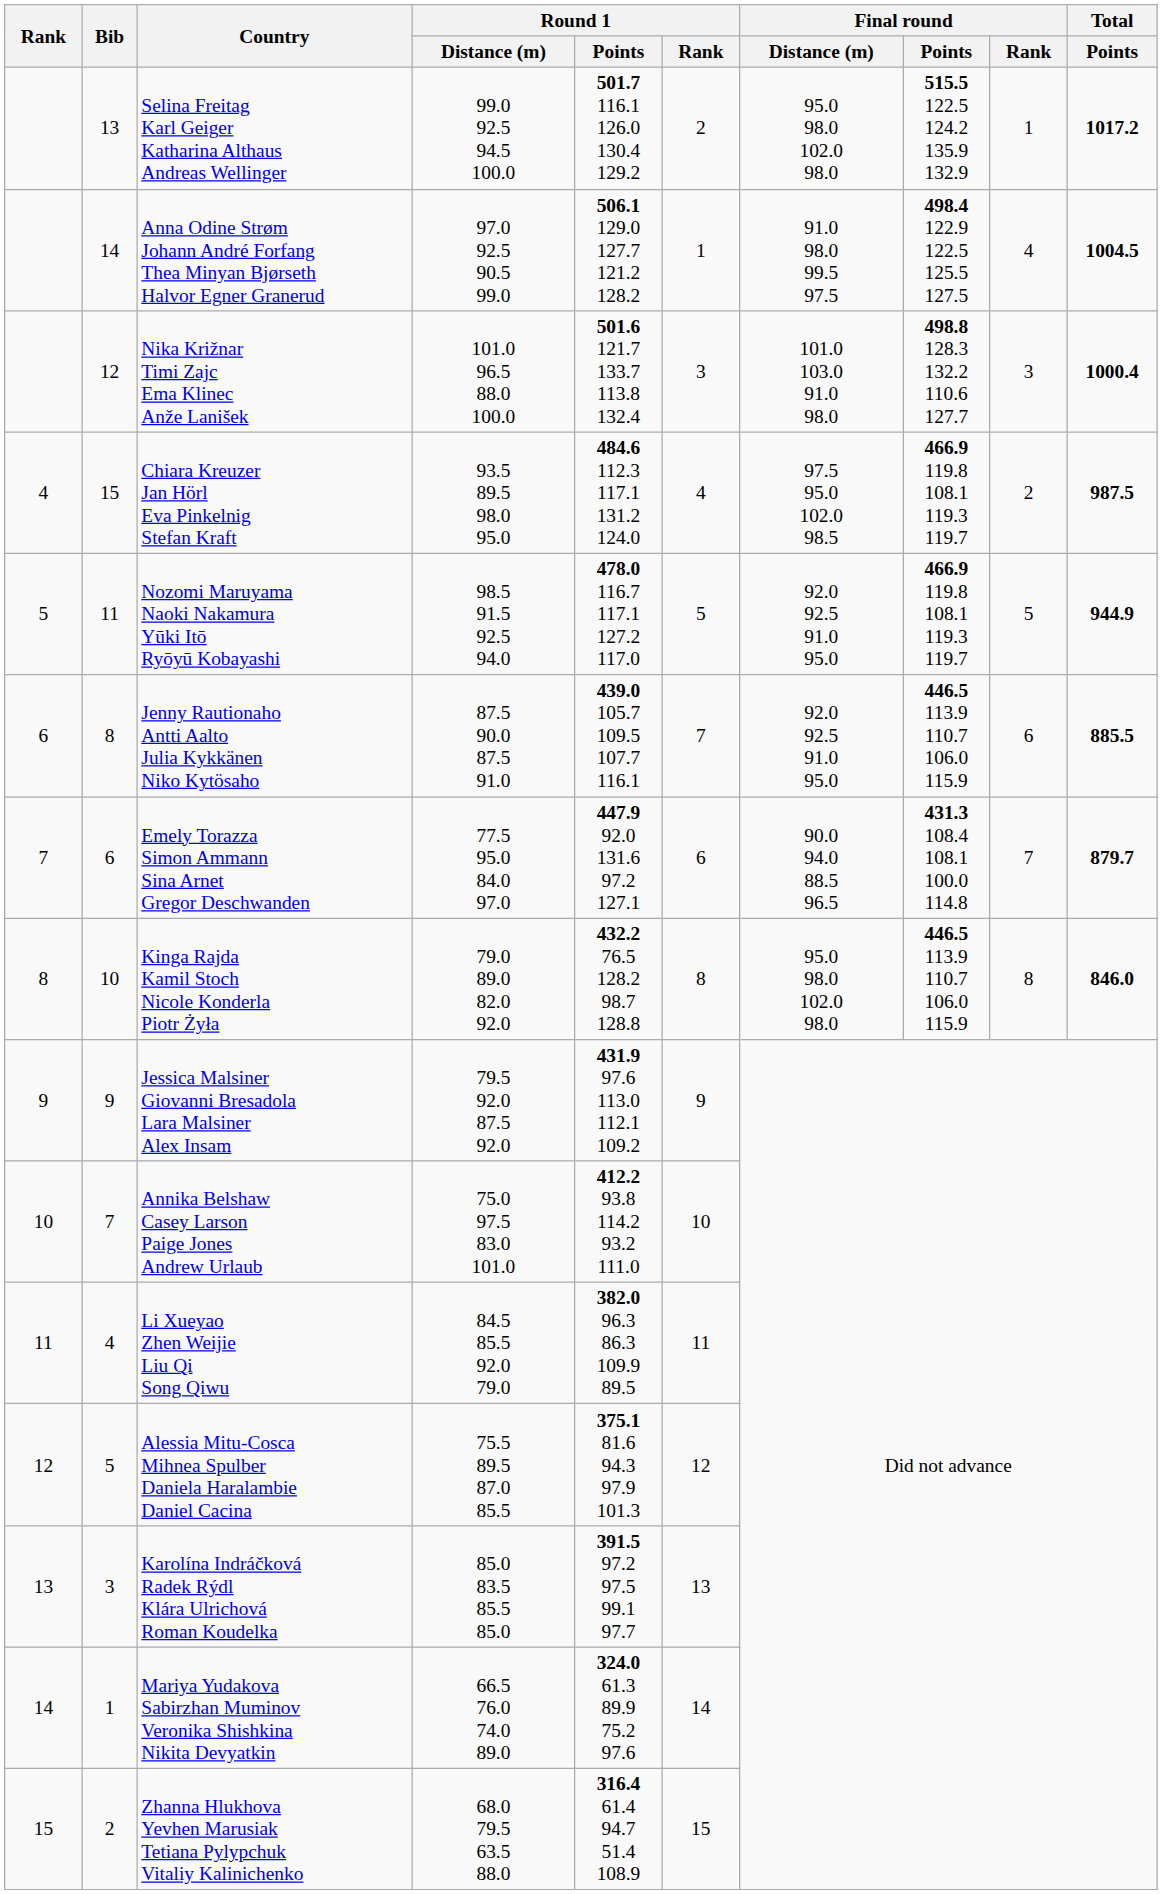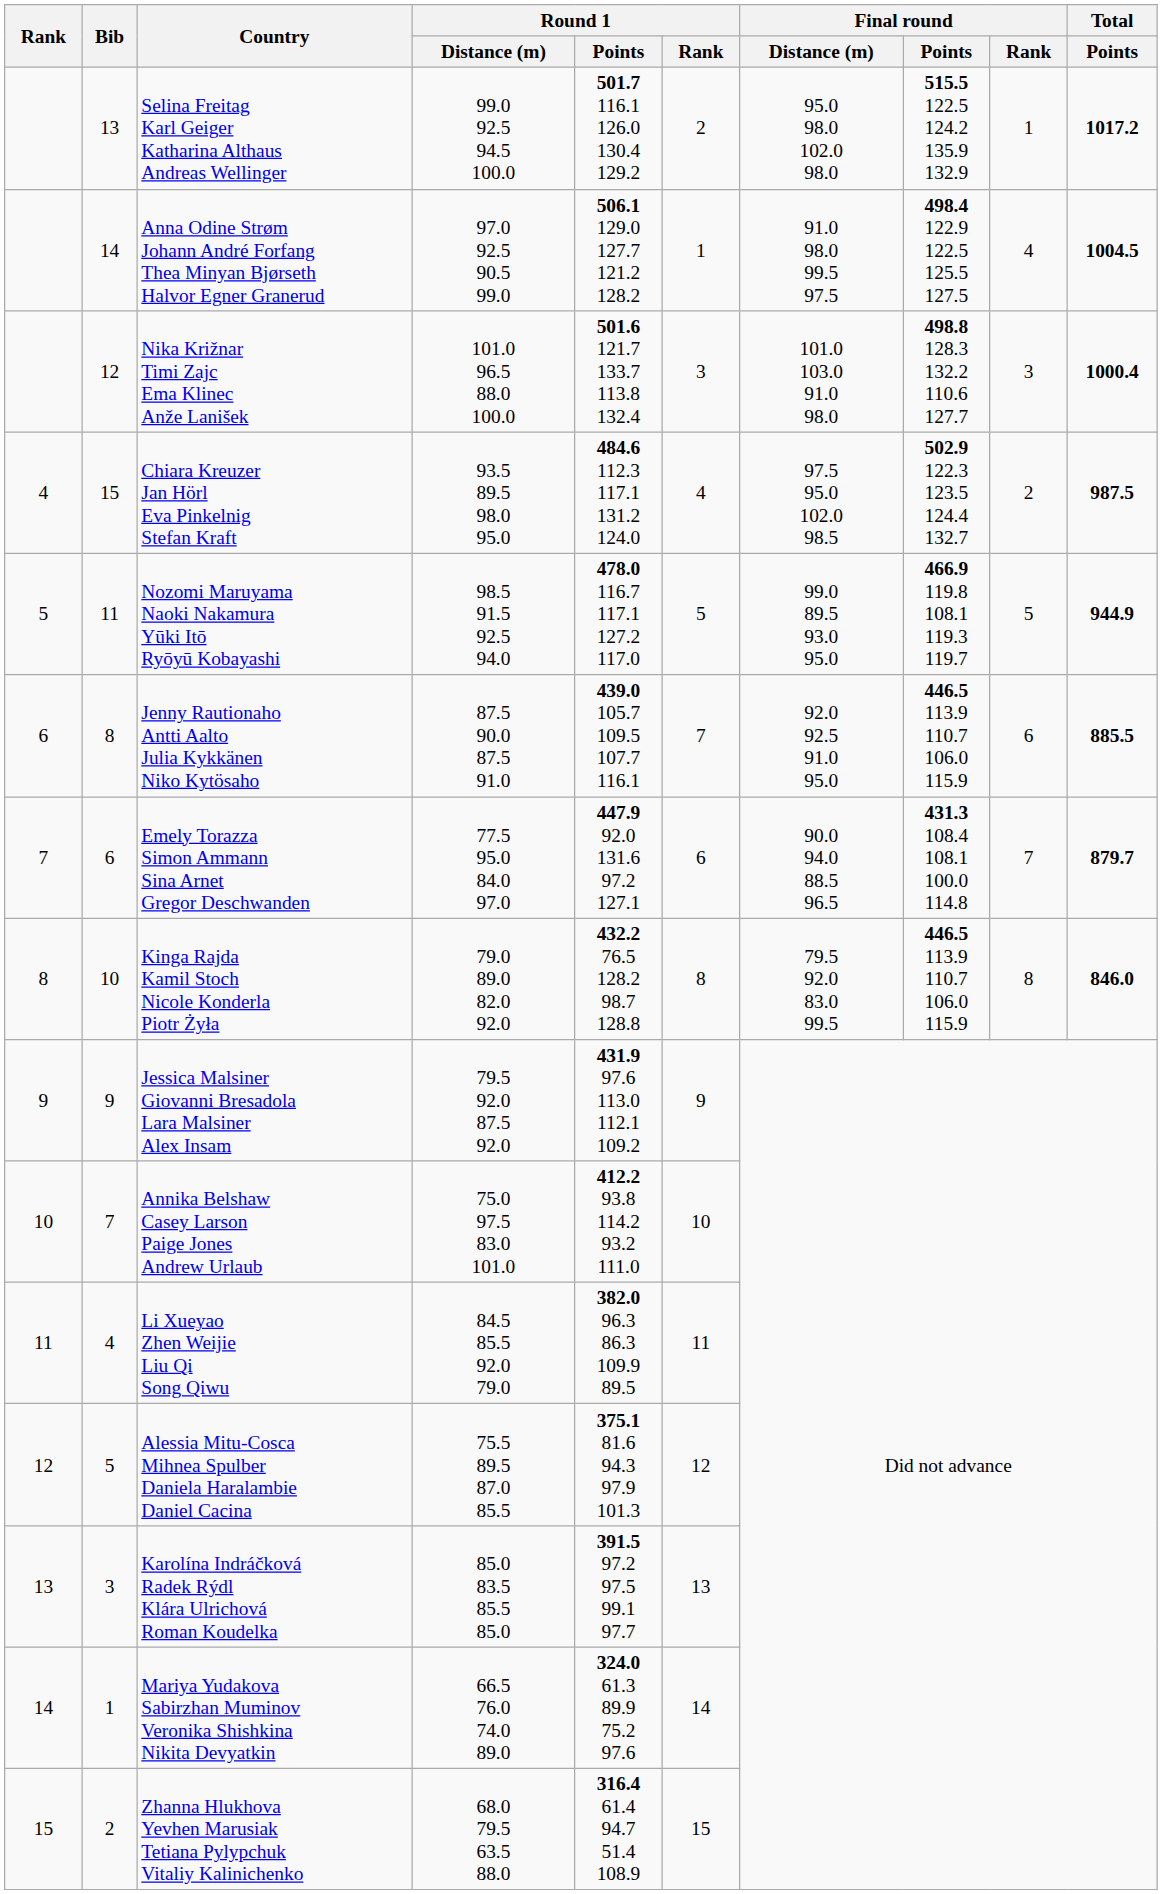(946, 492) 466.9 119.8 108.1 119.3 119.7 -> (946, 492) 502.9 122.3 123.5 124.4 132.7
(821, 624) 92.0 92.5 91.0 95.0 -> (821, 624) 99.0 89.5 93.0 95.0
(821, 989) 95.0 98.0 102.0 98.0 -> (821, 989) 79.5 92.0 83.0 99.5
